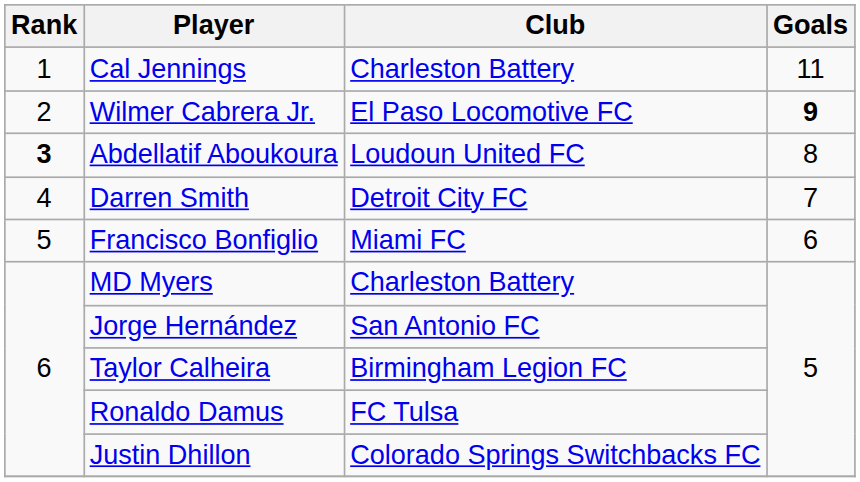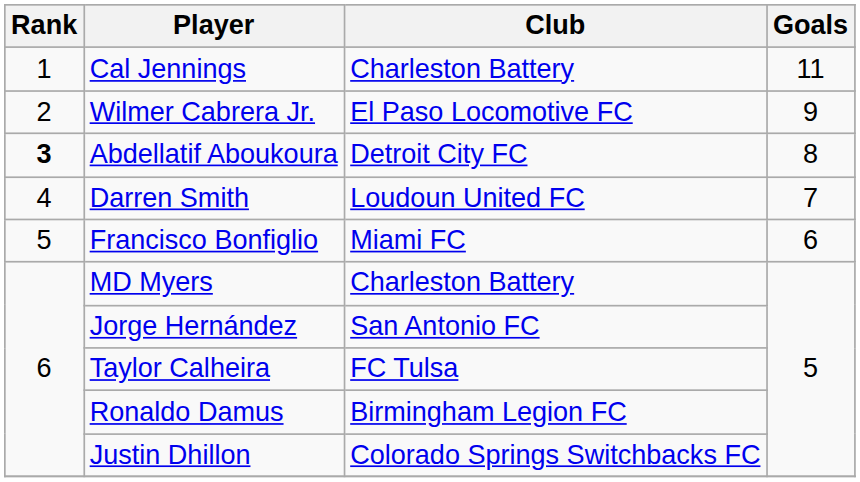(810, 111) bold -> (810, 111) normal
(467, 154) Loudoun United FC -> (439, 154) Detroit City FC
(439, 197) Detroit City FC -> (467, 197) Loudoun United FC
(488, 369) Birmingham Legion FC -> (404, 369) FC Tulsa
(404, 411) FC Tulsa -> (488, 411) Birmingham Legion FC
